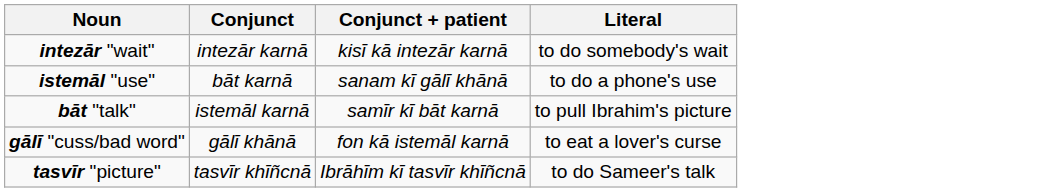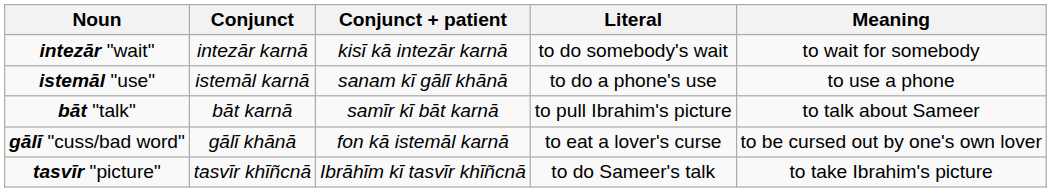+ column: (891, 19)
(252, 80) bāt karnā -> (252, 80) istemāl karnā
(252, 111) istemāl karnā -> (252, 111) bāt karnā
